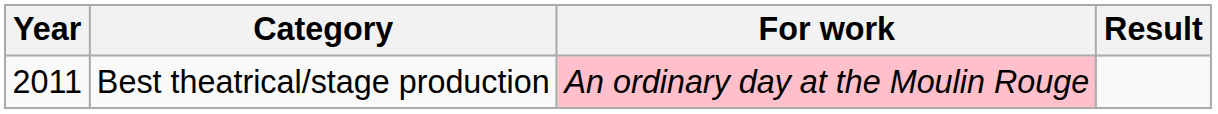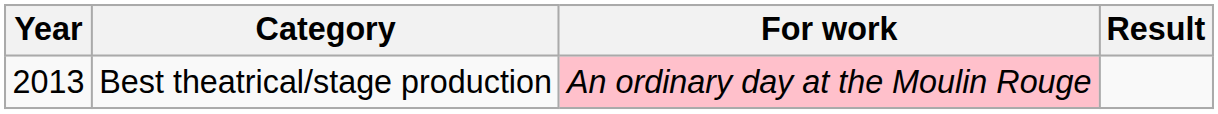(47, 81) 2011 -> (48, 81) 2013
